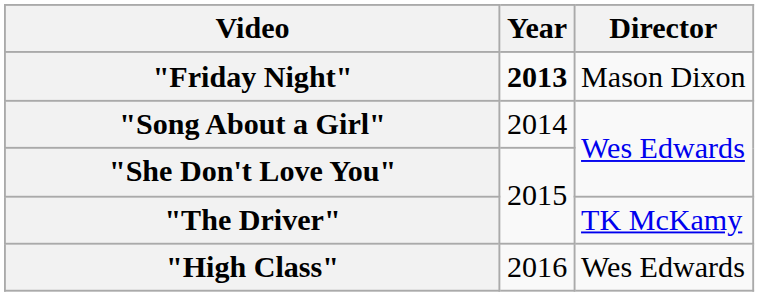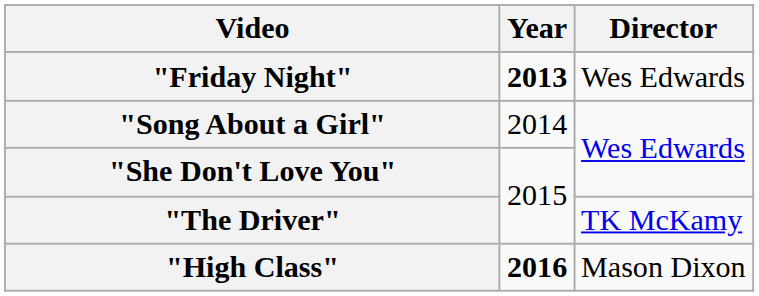(663, 76) Mason Dixon -> (663, 76) Wes Edwards
(537, 266) normal -> (537, 266) bold
(663, 266) Wes Edwards -> (663, 266) Mason Dixon
